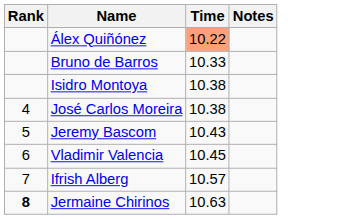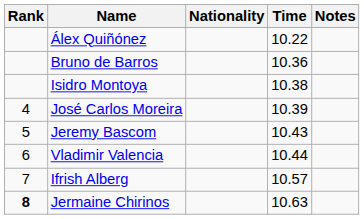+ column: (227, 16)
(208, 39) lightsalmon background -> (290, 39) no background
(208, 62) 10.33 -> (290, 62) 10.36
(208, 109) 10.38 -> (290, 109) 10.39
(208, 156) 10.45 -> (290, 156) 10.44
